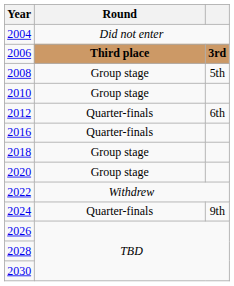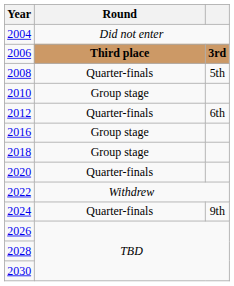(120, 73) Group stage -> (120, 73) Quarter-finals
(120, 133) Quarter-finals -> (120, 133) Group stage
(120, 172) Group stage -> (120, 172) Quarter-finals
